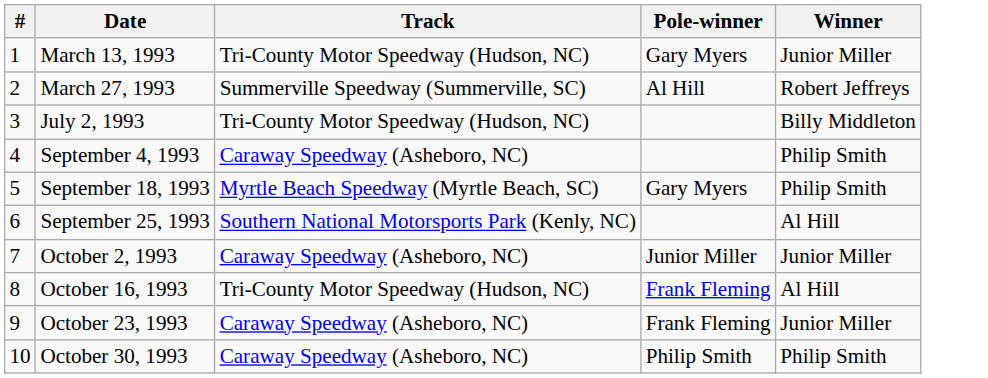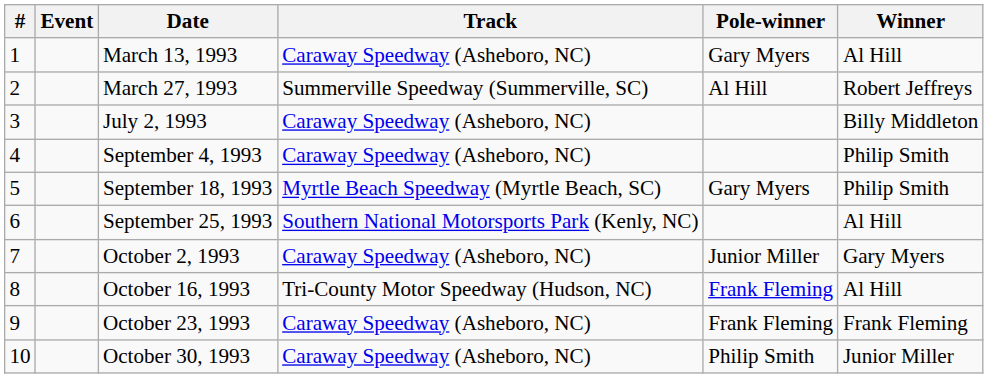+ column: (67, 21)
(404, 54) Tri-County Motor Speedway (Hudson, NC) -> (436, 54) Caraway Speedway (Asheboro, NC)
(836, 54) Junior Miller -> (873, 54) Al Hill
(404, 121) Tri-County Motor Speedway (Hudson, NC) -> (436, 121) Caraway Speedway (Asheboro, NC)
(836, 255) Junior Miller -> (894, 255) Gary Myers
(836, 322) Junior Miller -> (905, 322) Frank Fleming
(833, 356) Philip Smith -> (898, 356) Junior Miller
